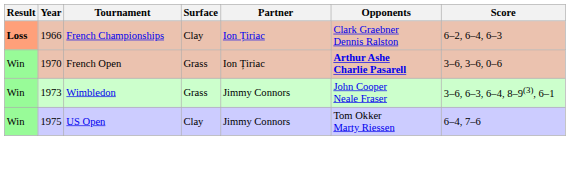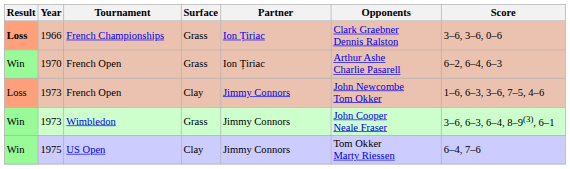(193, 35) Clay -> (195, 35) Grass
(473, 35) 6–2, 6–4, 6–3 -> (473, 35) 3–6, 3–6, 0–6
(370, 64) bold -> (367, 64) normal
(473, 64) 3–6, 3–6, 0–6 -> (473, 64) 6–2, 6–4, 6–3
+ row: (51, 92)
